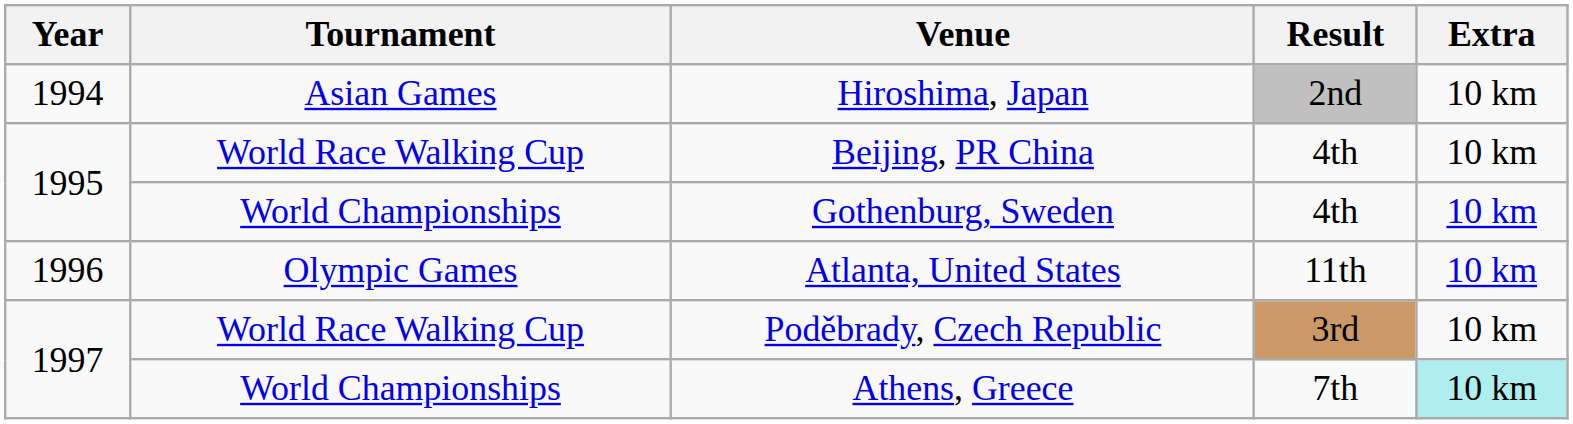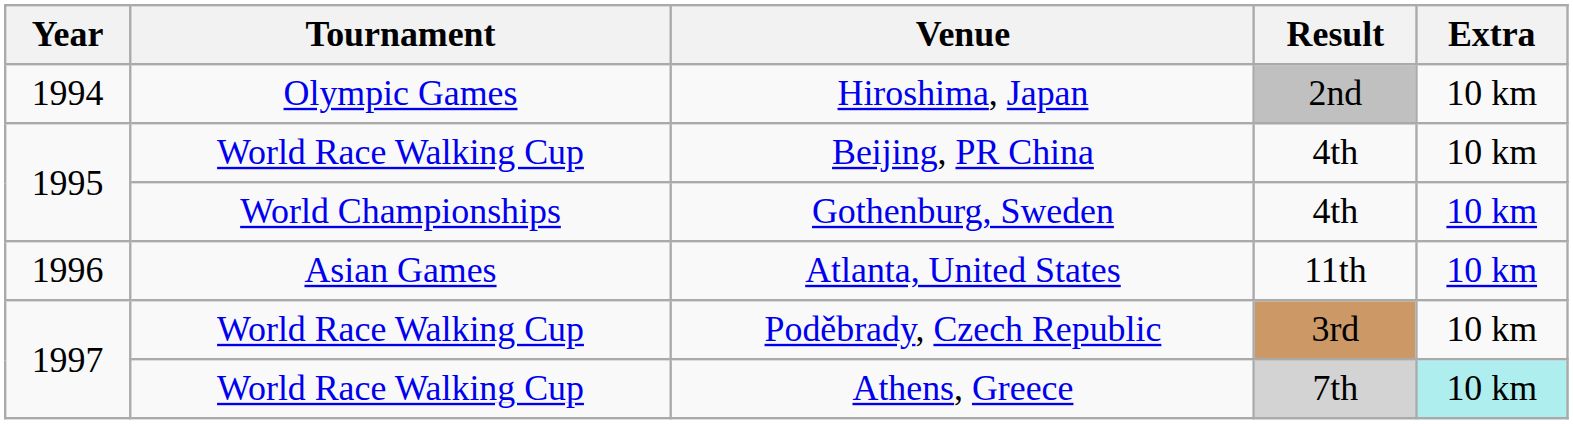(401, 93) Asian Games -> (401, 93) Olympic Games
(401, 270) Olympic Games -> (401, 270) Asian Games
(400, 389) World Championships -> (400, 389) World Race Walking Cup
(1335, 389) no background -> (1335, 389) lightgrey background
